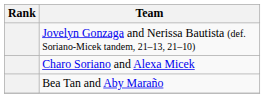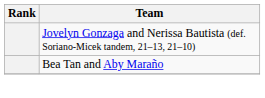- row: (118, 64)
